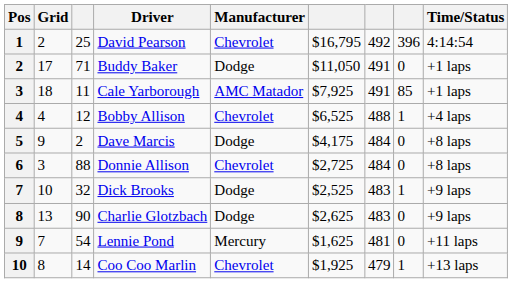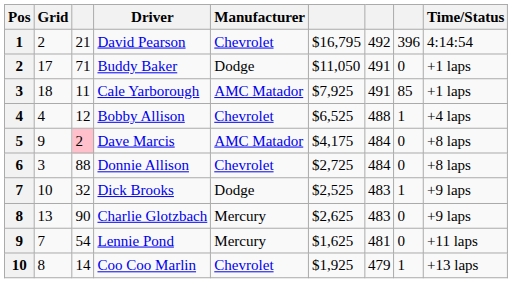(83, 41) 25 -> (83, 41) 21
(79, 141) no background -> (79, 141) pink background
(234, 141) Dodge -> (259, 141) AMC Matador
(234, 215) Dodge -> (240, 215) Mercury
